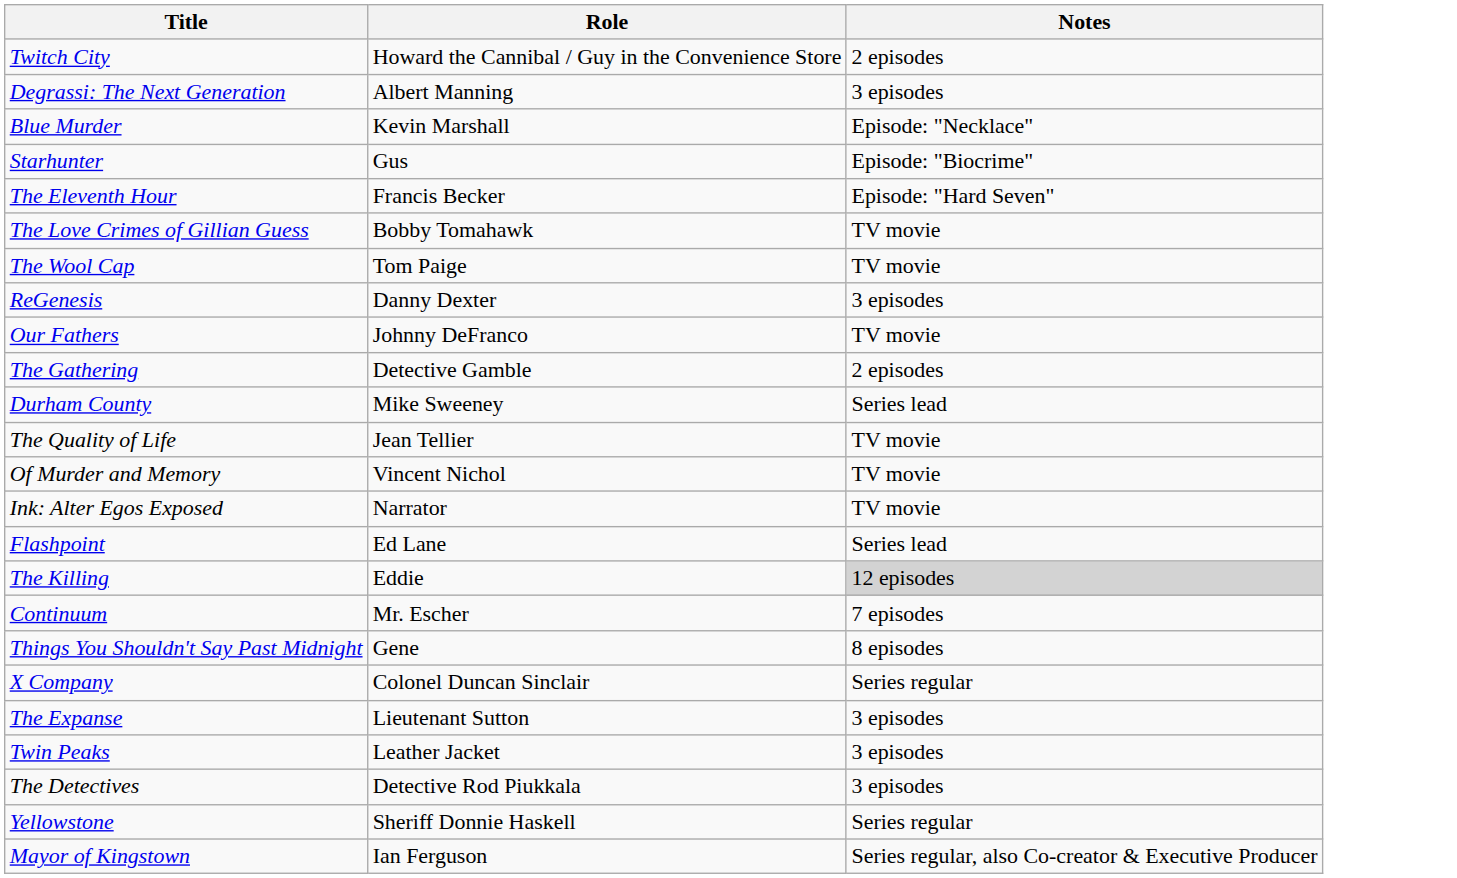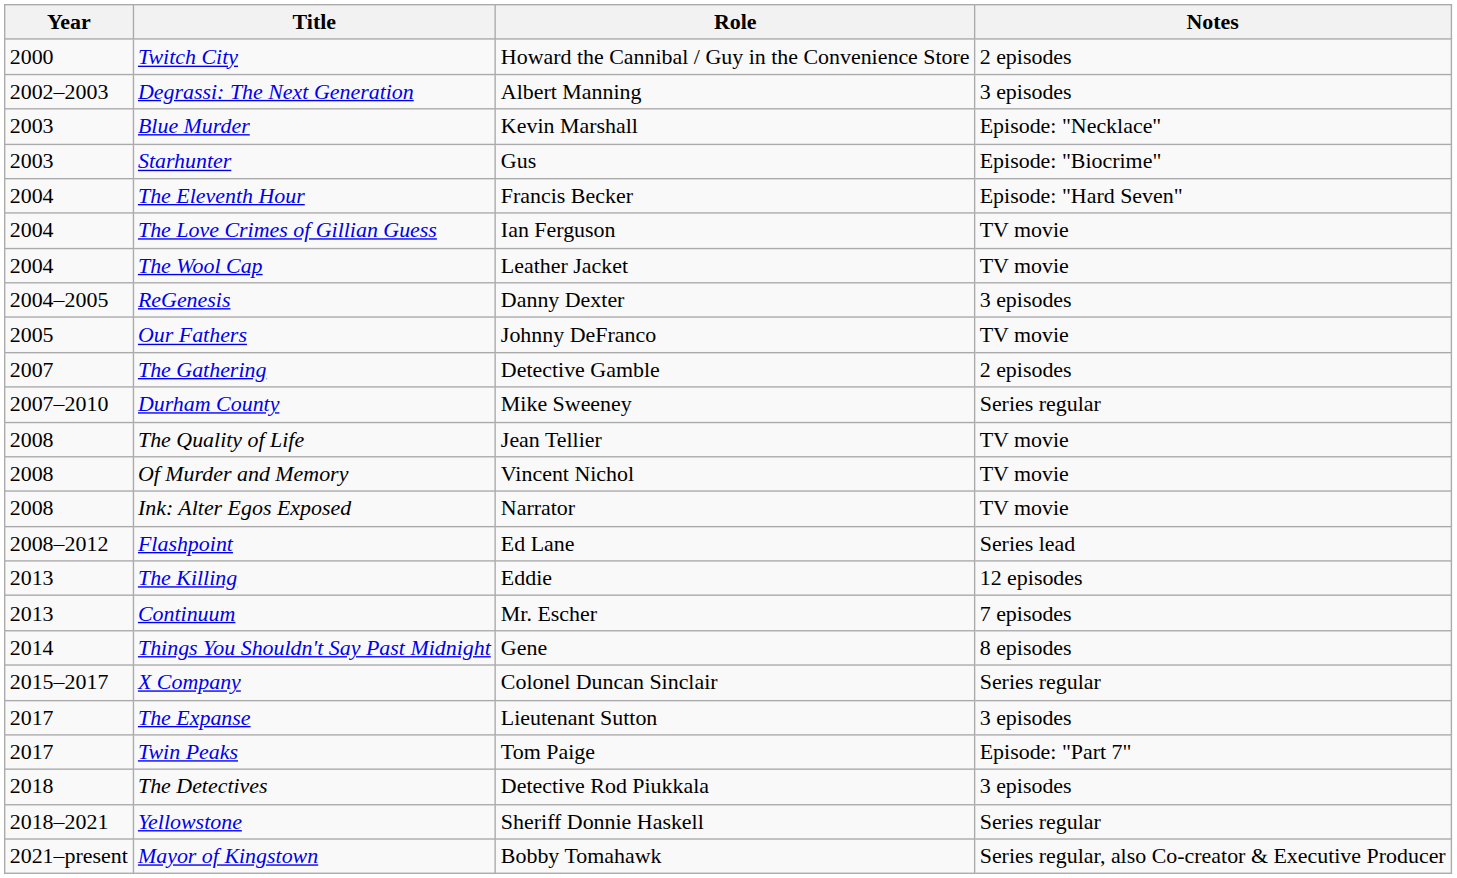+ column: (69, 21)
(453, 230) Bobby Tomahawk -> (558, 230) Ian Ferguson
(420, 265) Tom Paige -> (564, 265) Leather Jacket
(899, 404) Series lead -> (1040, 404) Series regular
(903, 578) lightgrey background -> (1031, 578) no background
(436, 751) Leather Jacket -> (548, 751) Tom Paige
(897, 751) 3 episodes -> (1056, 751) Episode: "Part 7"
(430, 856) Ian Ferguson -> (581, 856) Bobby Tomahawk
